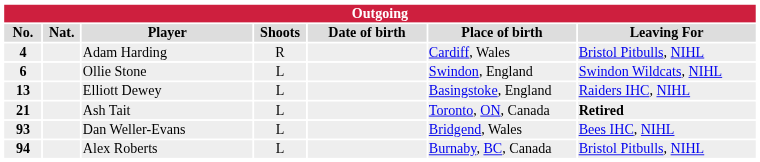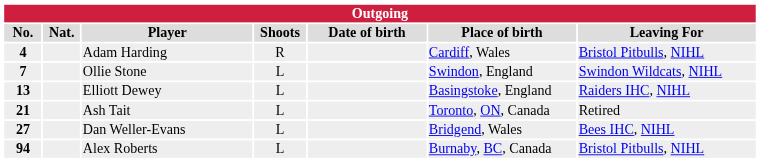(23, 71) 6 -> (23, 71) 7
(601, 110) bold -> (599, 110) normal
(23, 129) 93 -> (23, 129) 27
